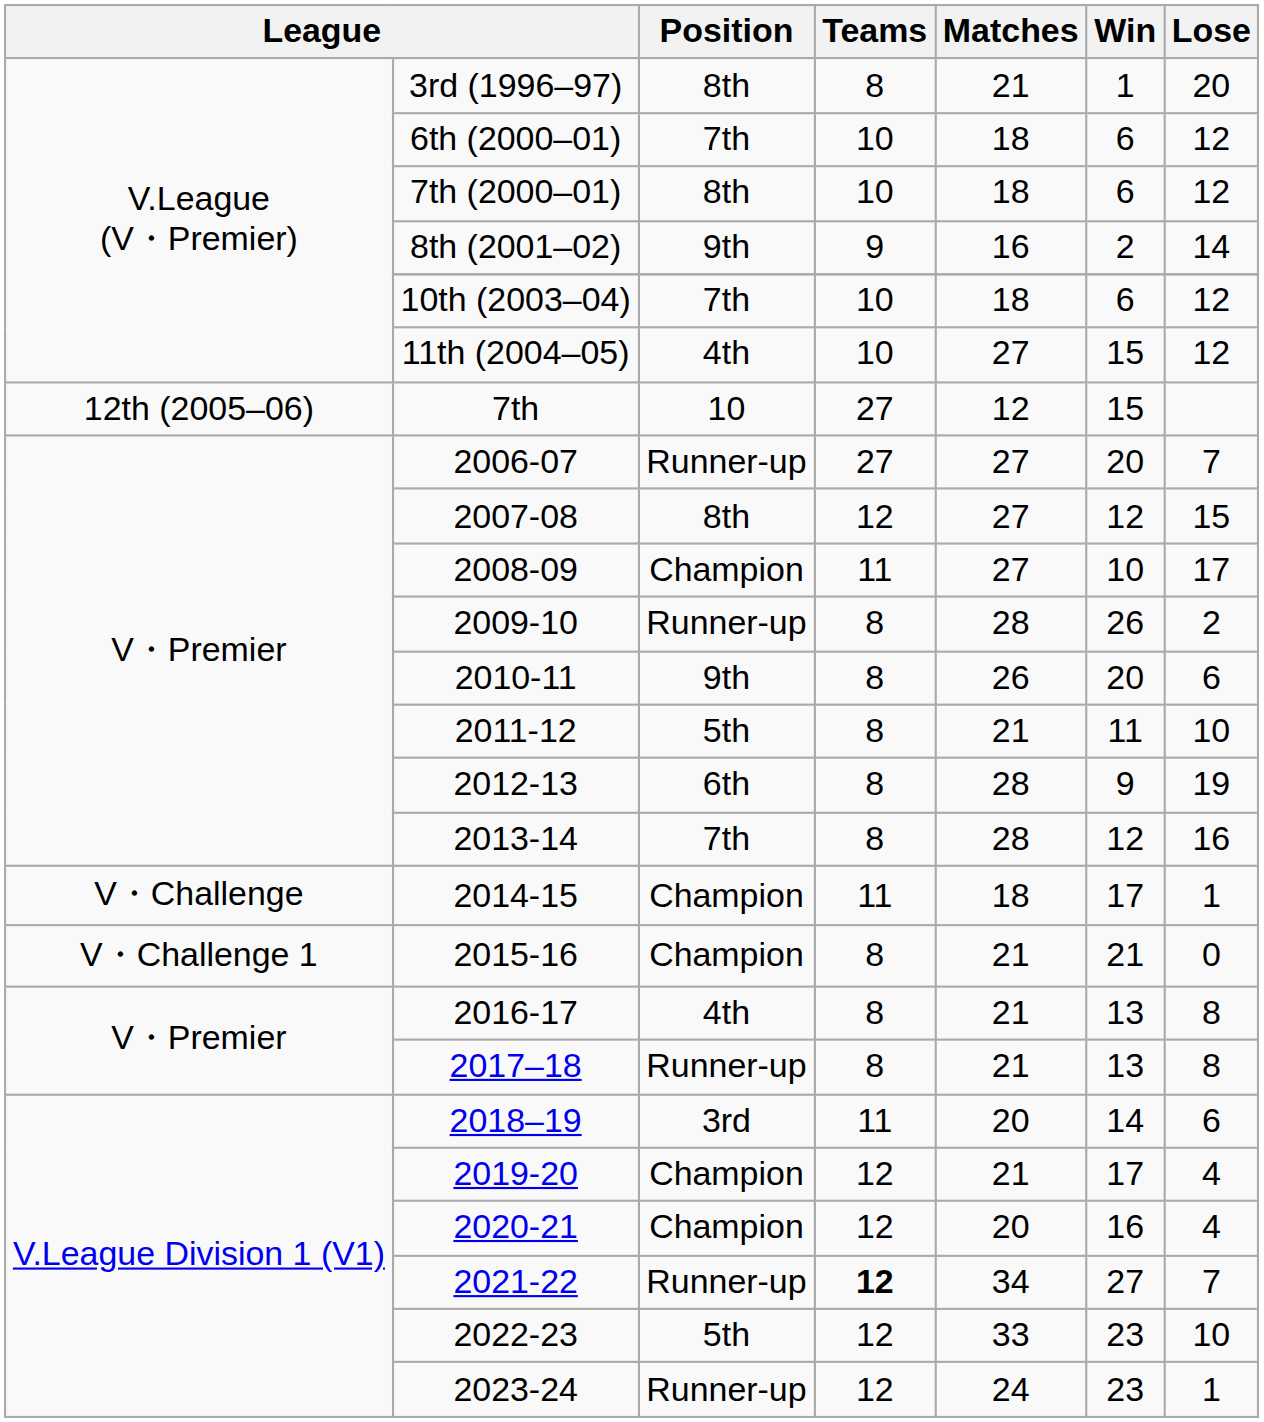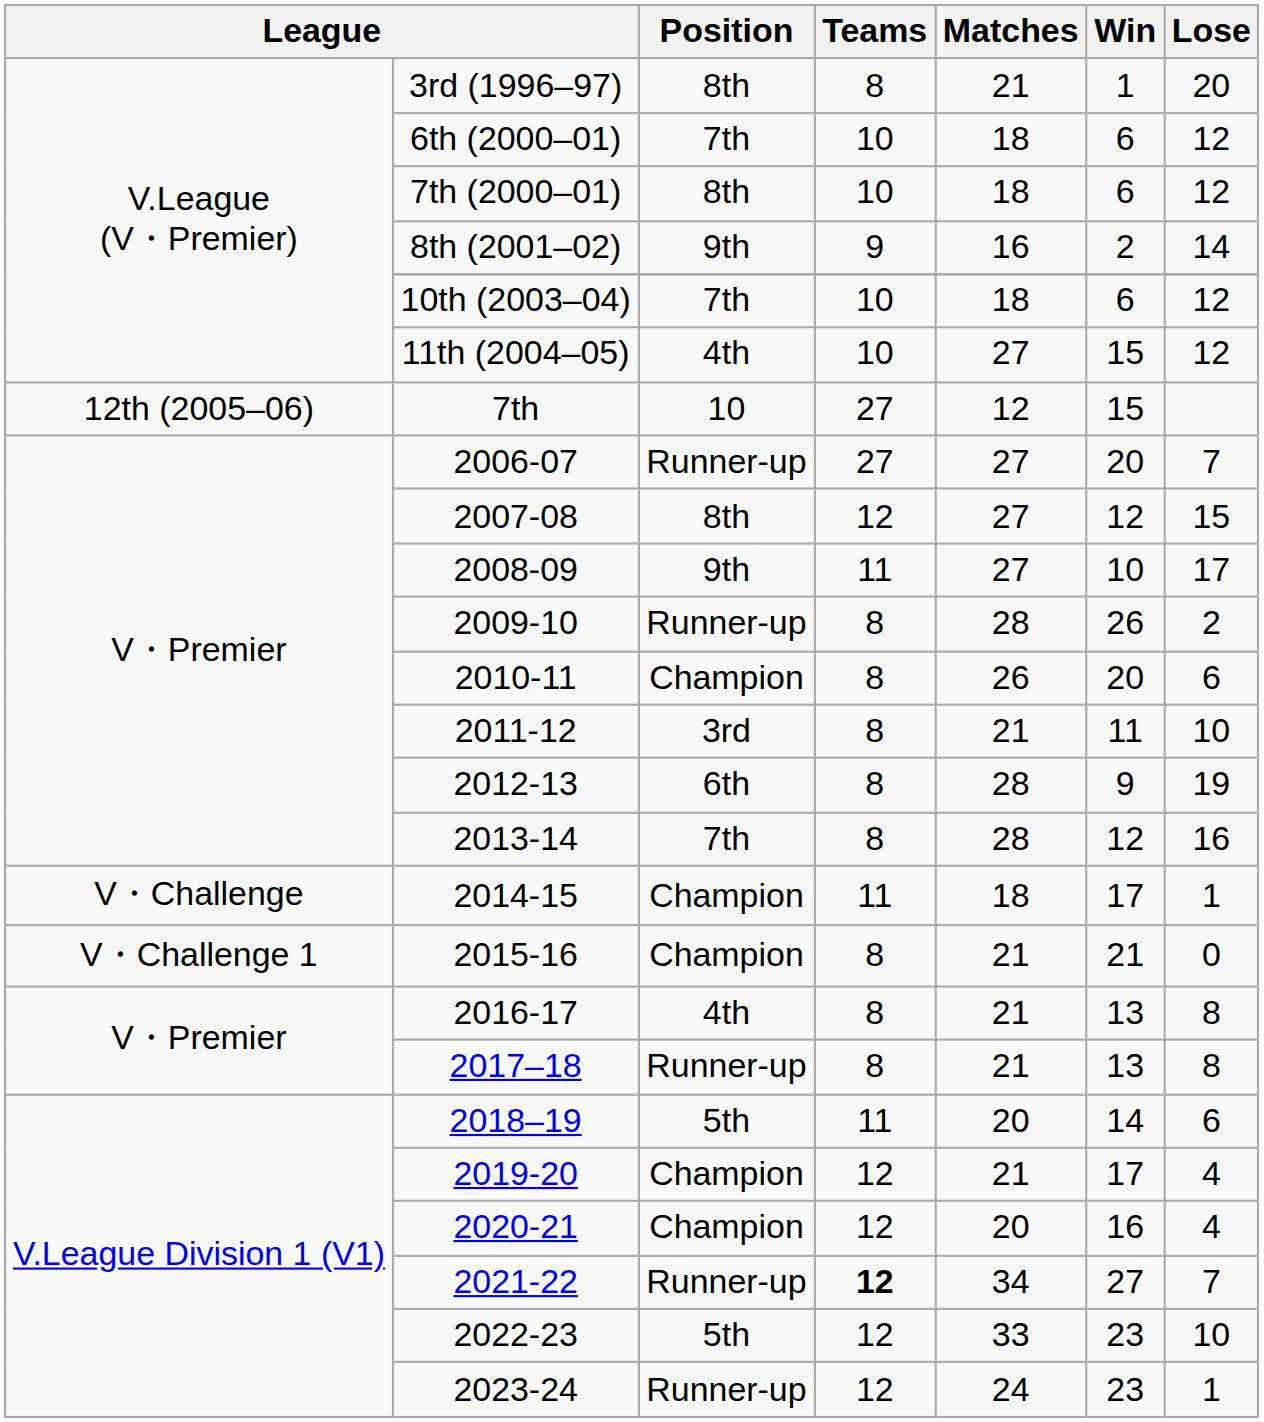(726, 569) Champion -> (726, 569) 9th
(726, 676) 9th -> (726, 676) Champion
(726, 730) 5th -> (726, 730) 3rd
(726, 1120) 3rd -> (726, 1120) 5th
